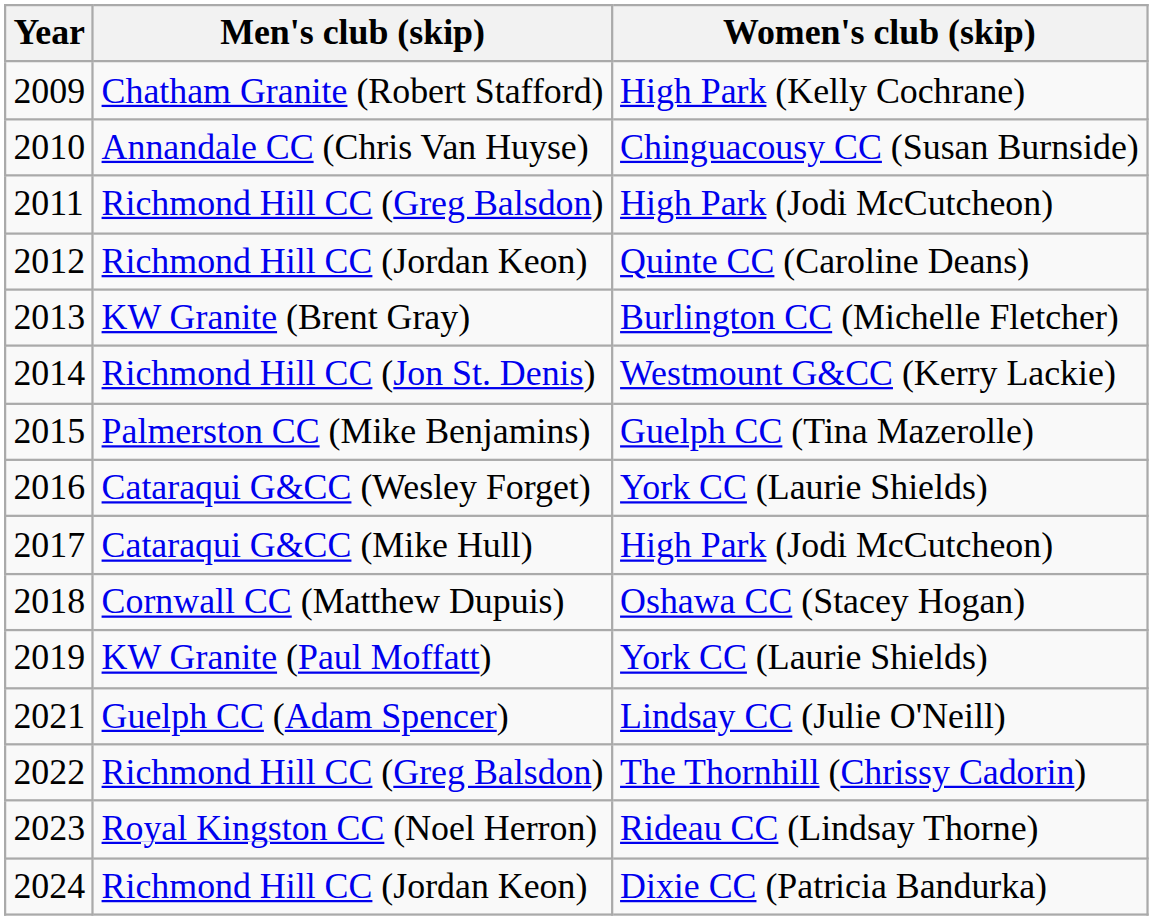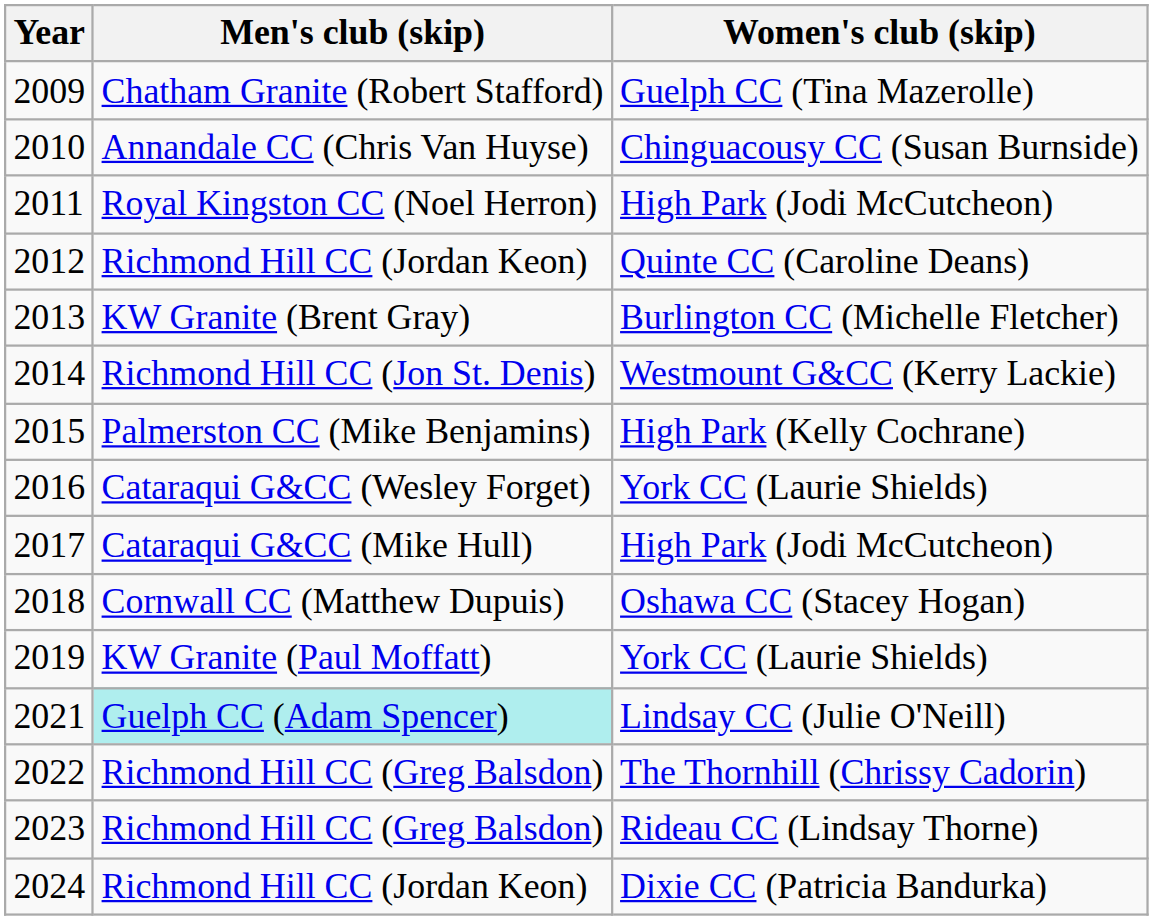(823, 89) High Park (Kelly Cochrane) -> (827, 89) Guelph CC (Tina Mazerolle)
(352, 203) Richmond Hill CC (Greg Balsdon) -> (349, 203) Royal Kingston CC (Noel Herron)
(827, 430) Guelph CC (Tina Mazerolle) -> (823, 430) High Park (Kelly Cochrane)
(305, 715) no background -> (305, 715) paleturquoise background
(349, 828) Royal Kingston CC (Noel Herron) -> (352, 828) Richmond Hill CC (Greg Balsdon)
